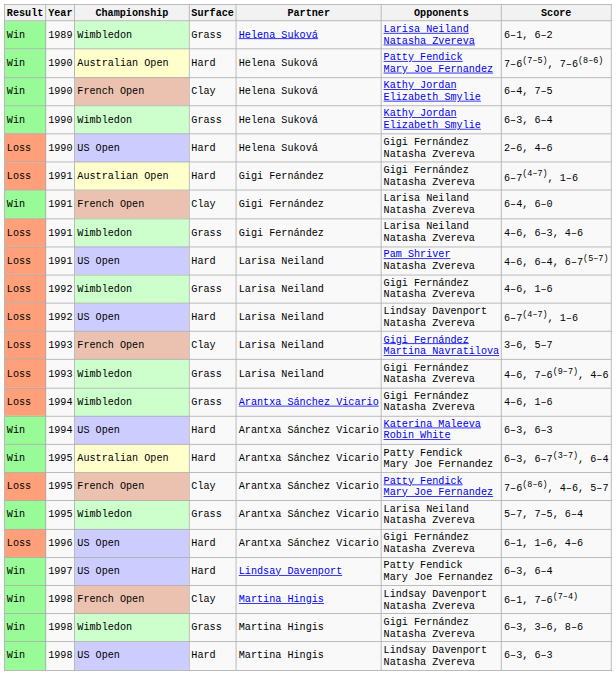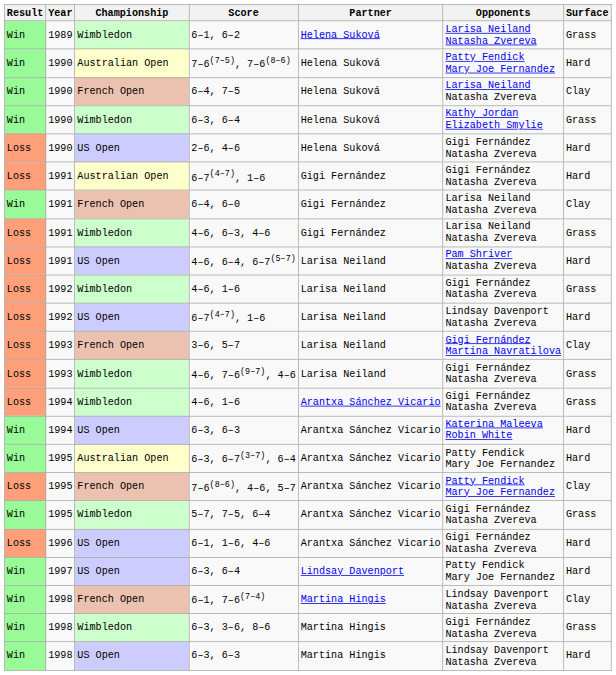columns swapped: (213, 13) <-> (556, 13)
(432, 91) Kathy Jordan Elizabeth Smylie -> (491, 91) Larisa Neiland Natasha Zvereva
(429, 515) Larisa Neiland Natasha Zvereva -> (491, 515) Gigi Fernández Natasha Zvereva
